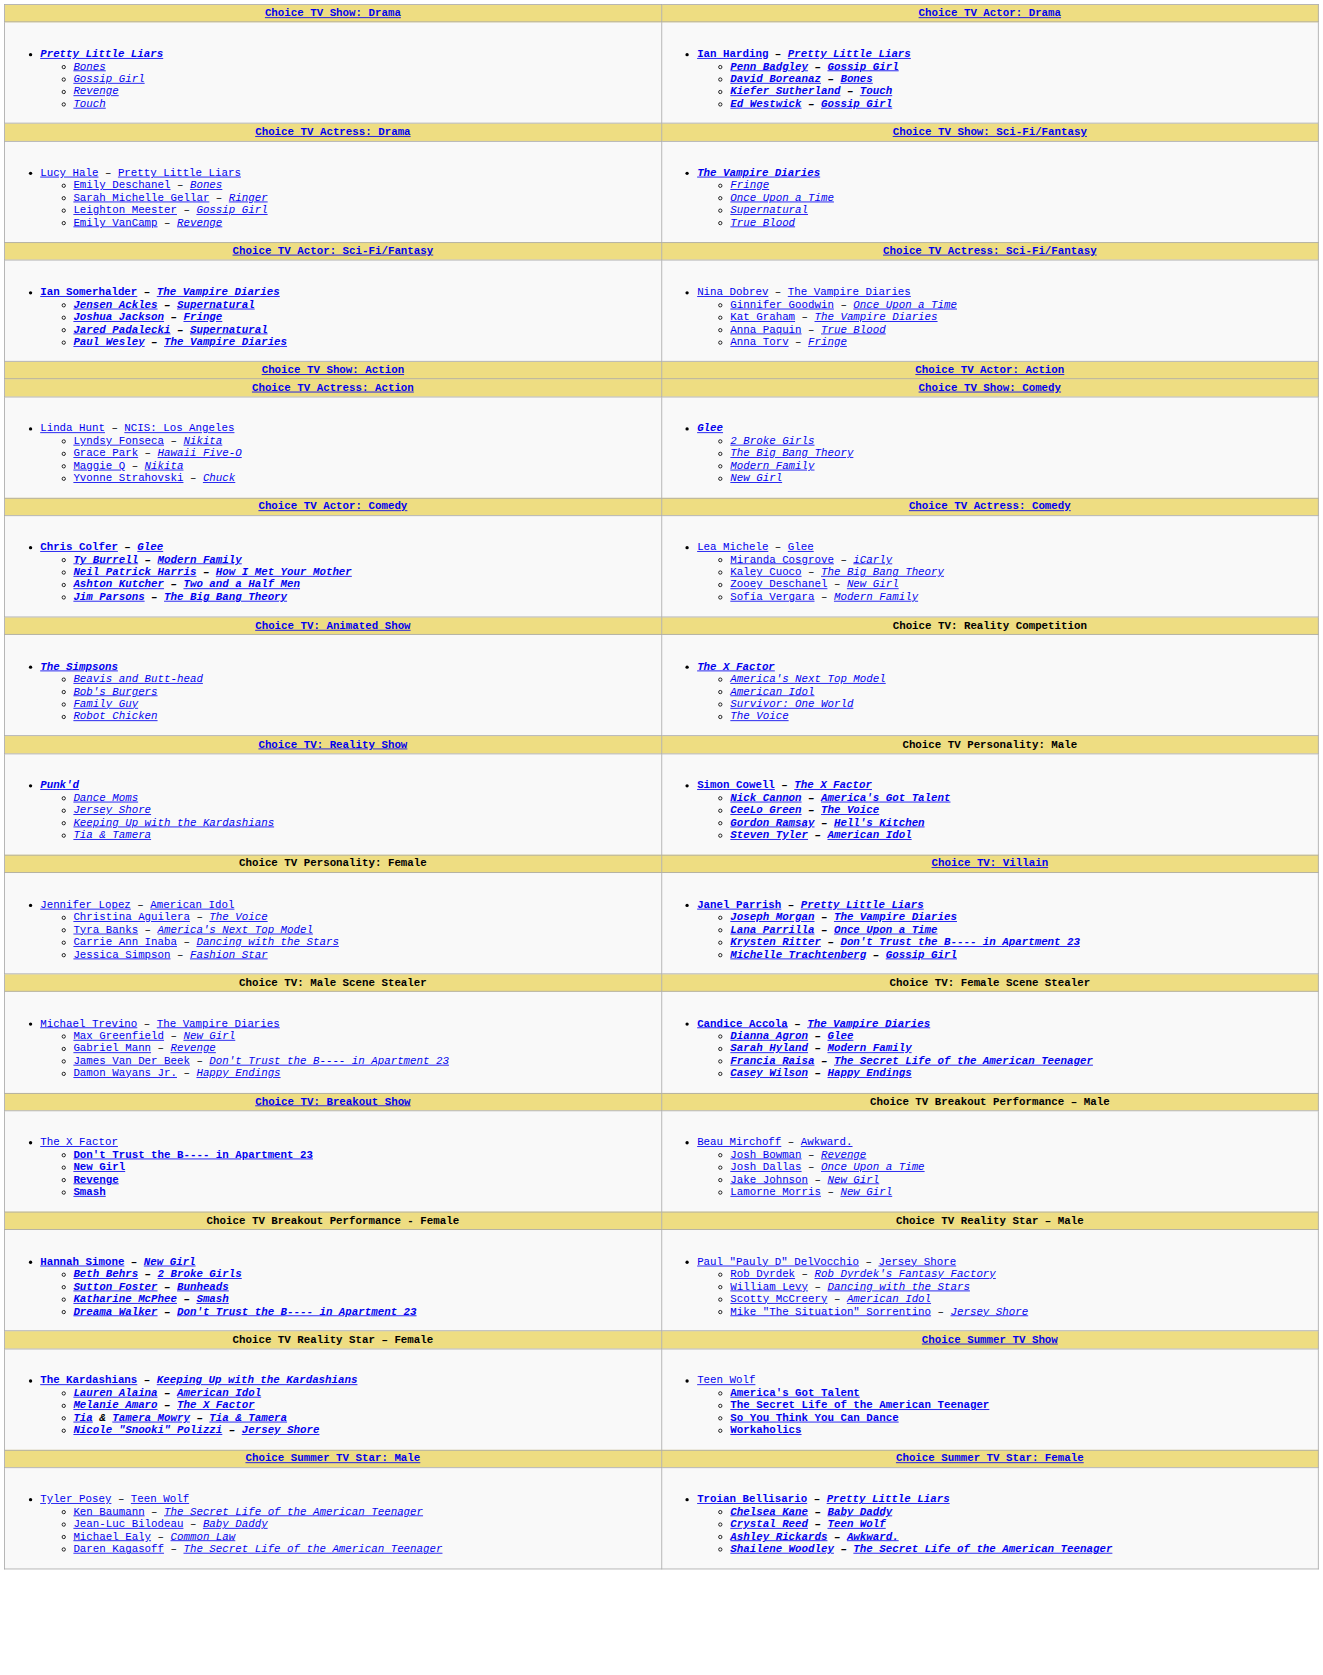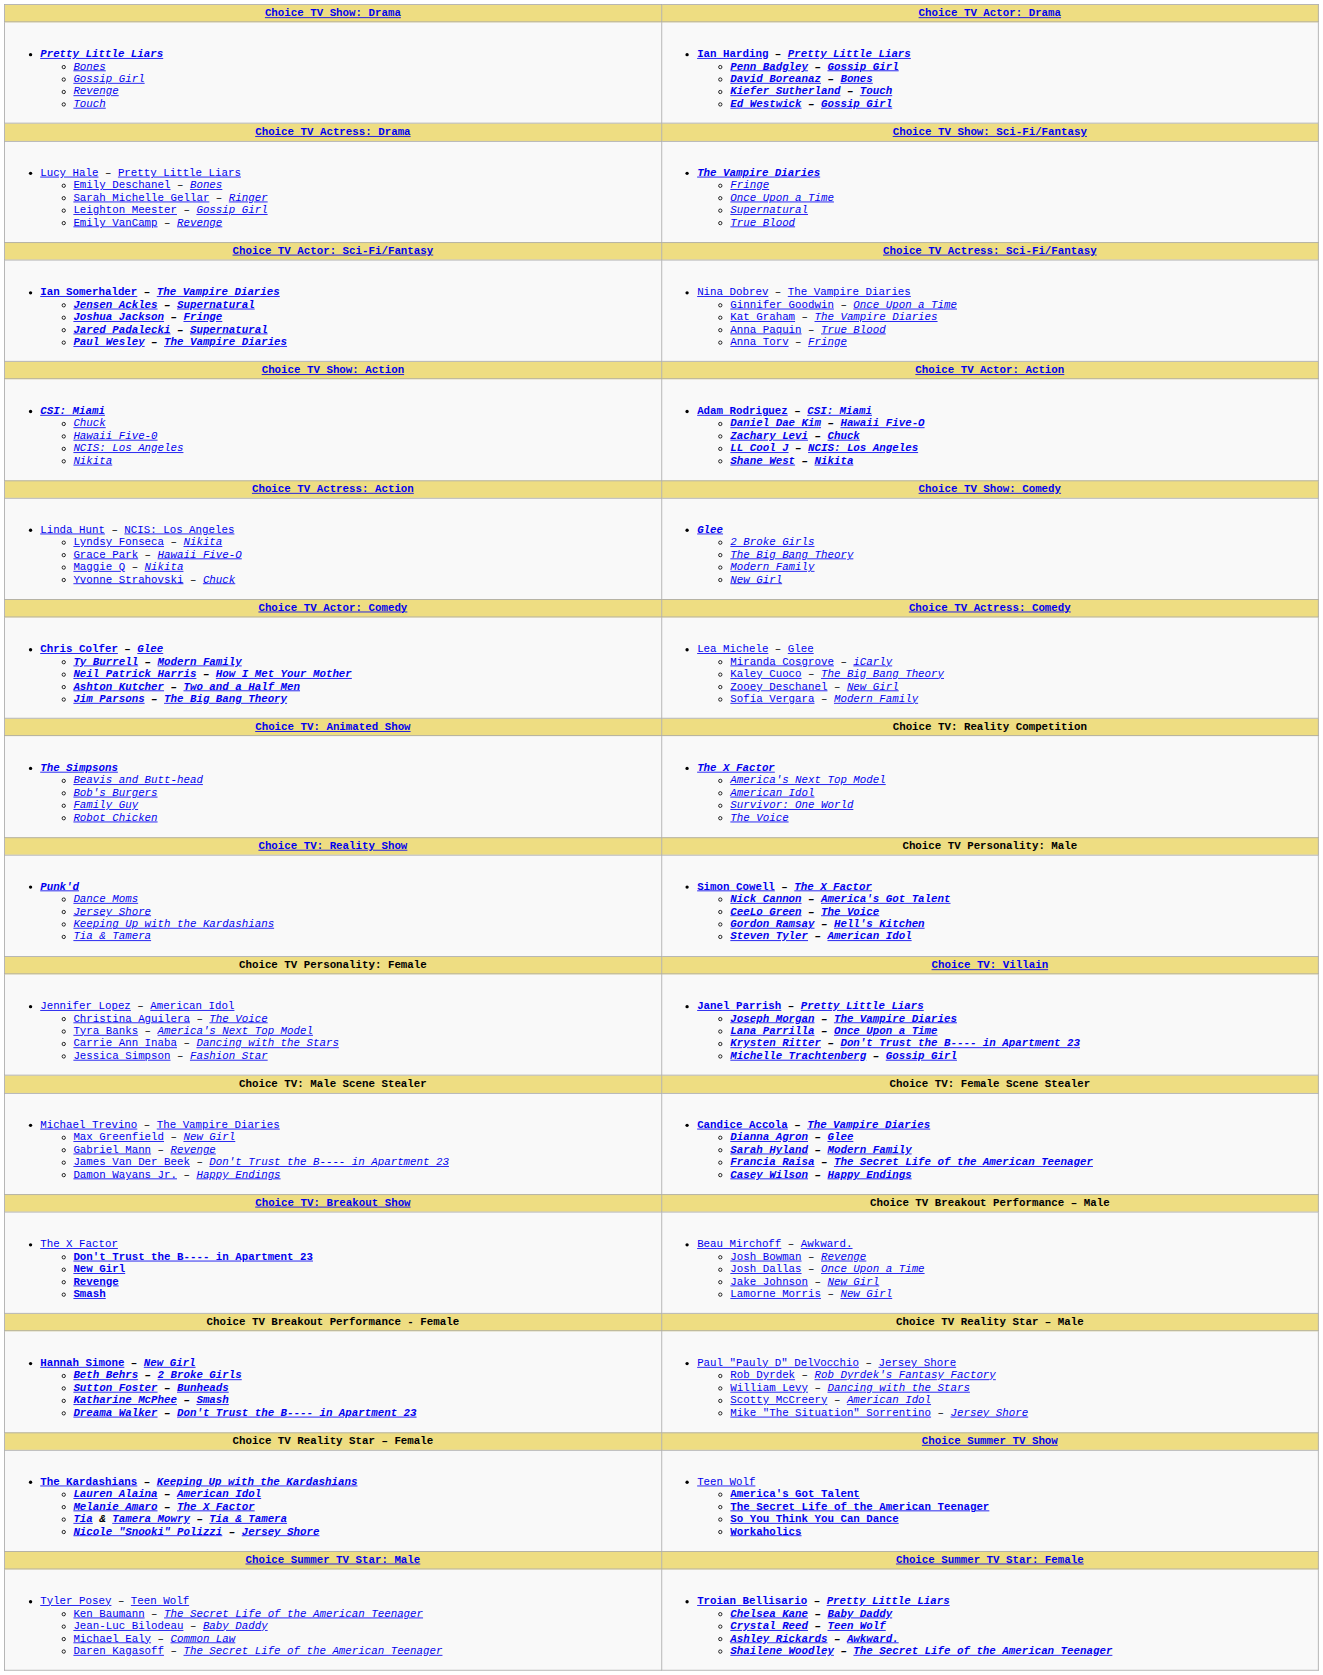+ row: (333, 436)
